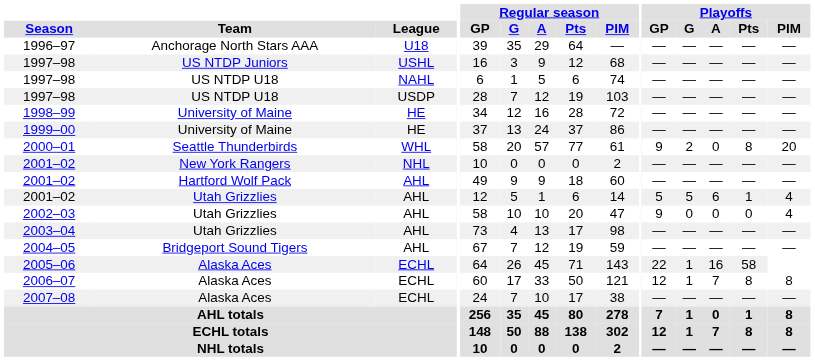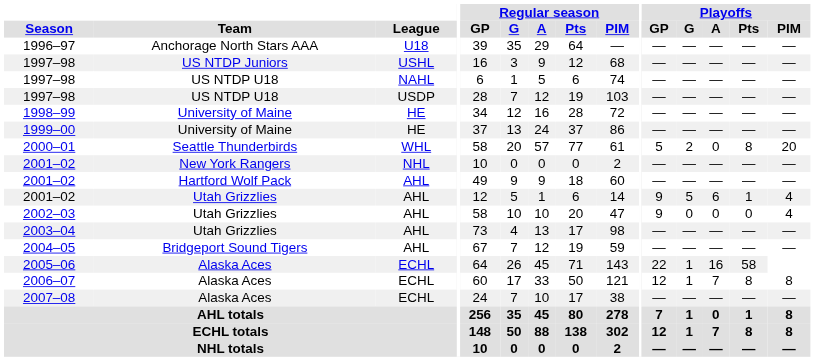(659, 146) 9 -> (659, 146) 5
(659, 197) 5 -> (659, 197) 9
